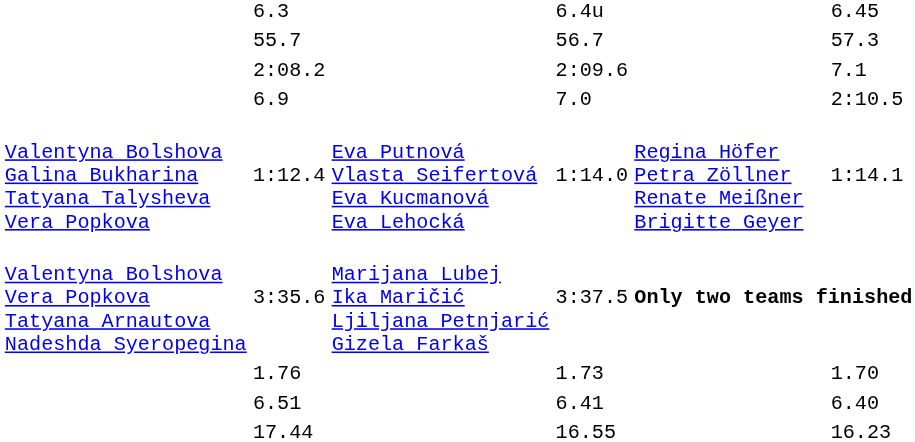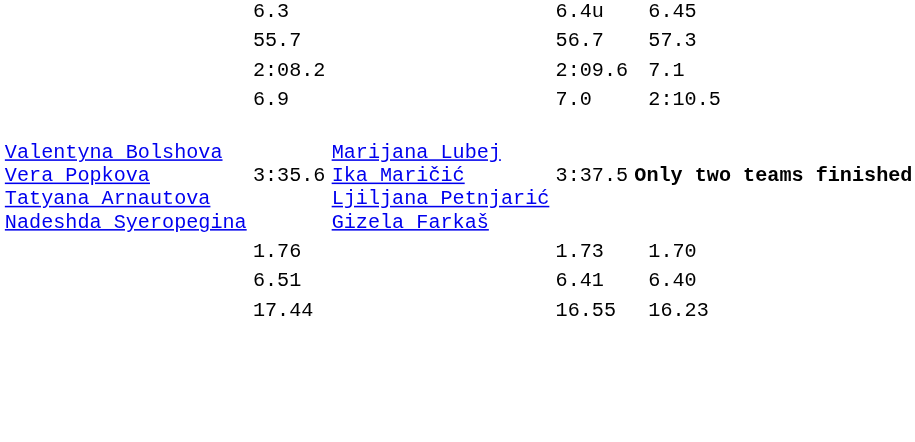- row: (289, 176)
